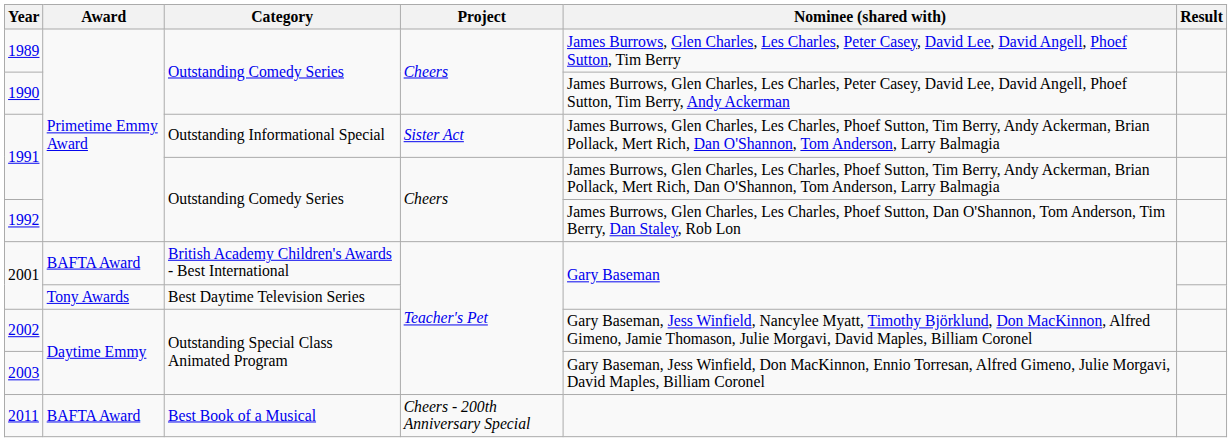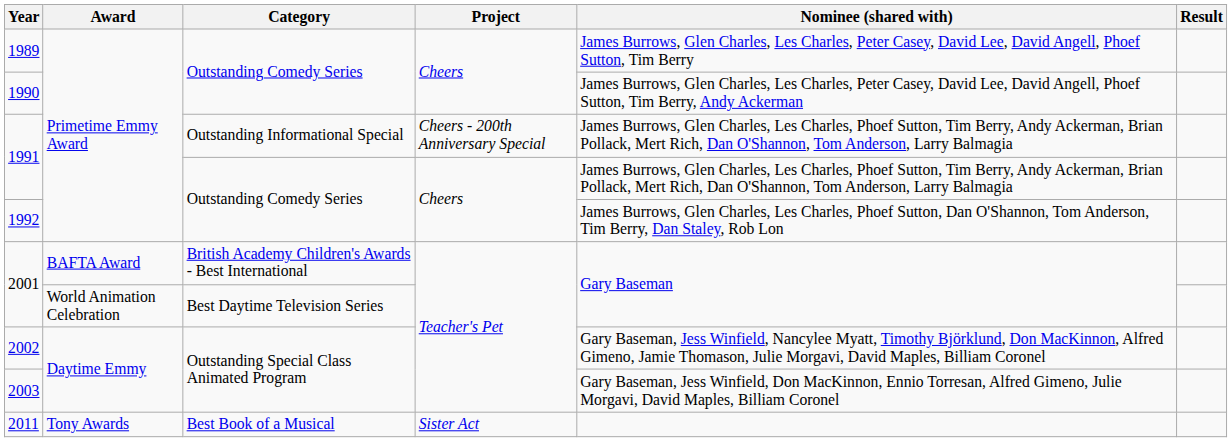(434, 135) Sister Act -> (482, 135) Cheers - 200th Anniversary Special
(88, 296) Tony Awards -> (101, 305) World Animation Celebration
(93, 415) BAFTA Award -> (88, 424) Tony Awards
(467, 415) Cheers - 200th Anniversary Special -> (449, 424) Sister Act
